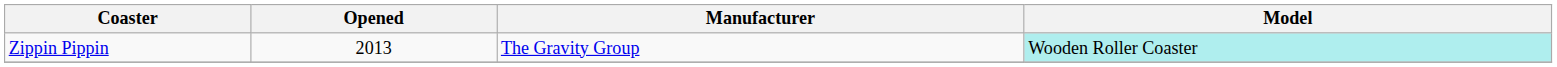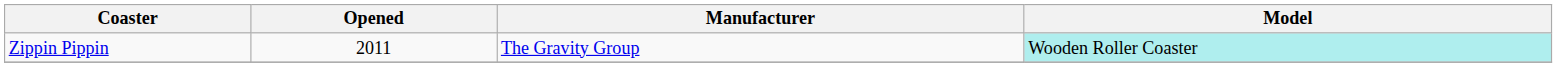(374, 47) 2013 -> (374, 47) 2011
